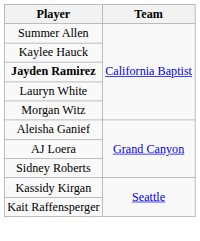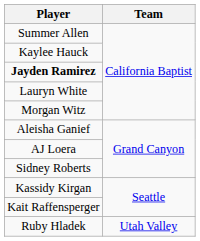+ row: (53, 226)
